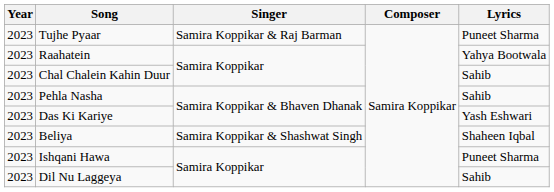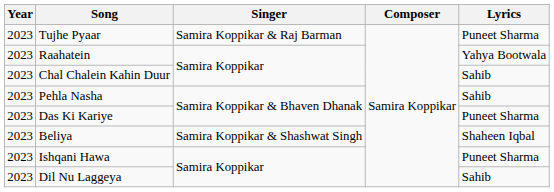(497, 116) Yash Eshwari -> (500, 116) Puneet Sharma
